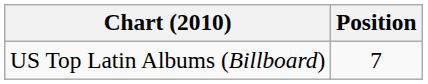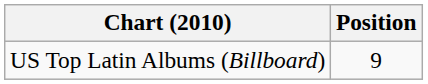(376, 60) 7 -> (376, 60) 9
